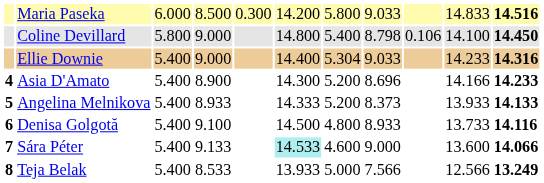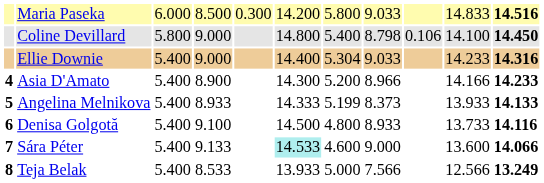(383, 80) 8.696 -> (383, 80) 8.966
(342, 102) 5.200 -> (342, 102) 5.199
